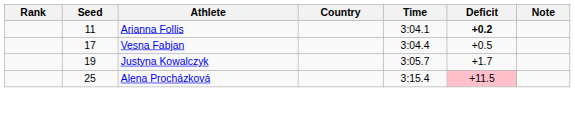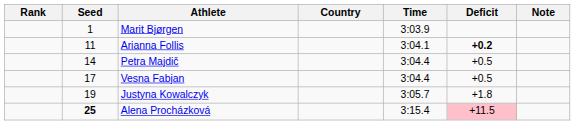+ row: (152, 29)
+ row: (150, 62)
(482, 62) +1.7 -> (482, 95) +1.8
(90, 78) normal -> (90, 111) bold
